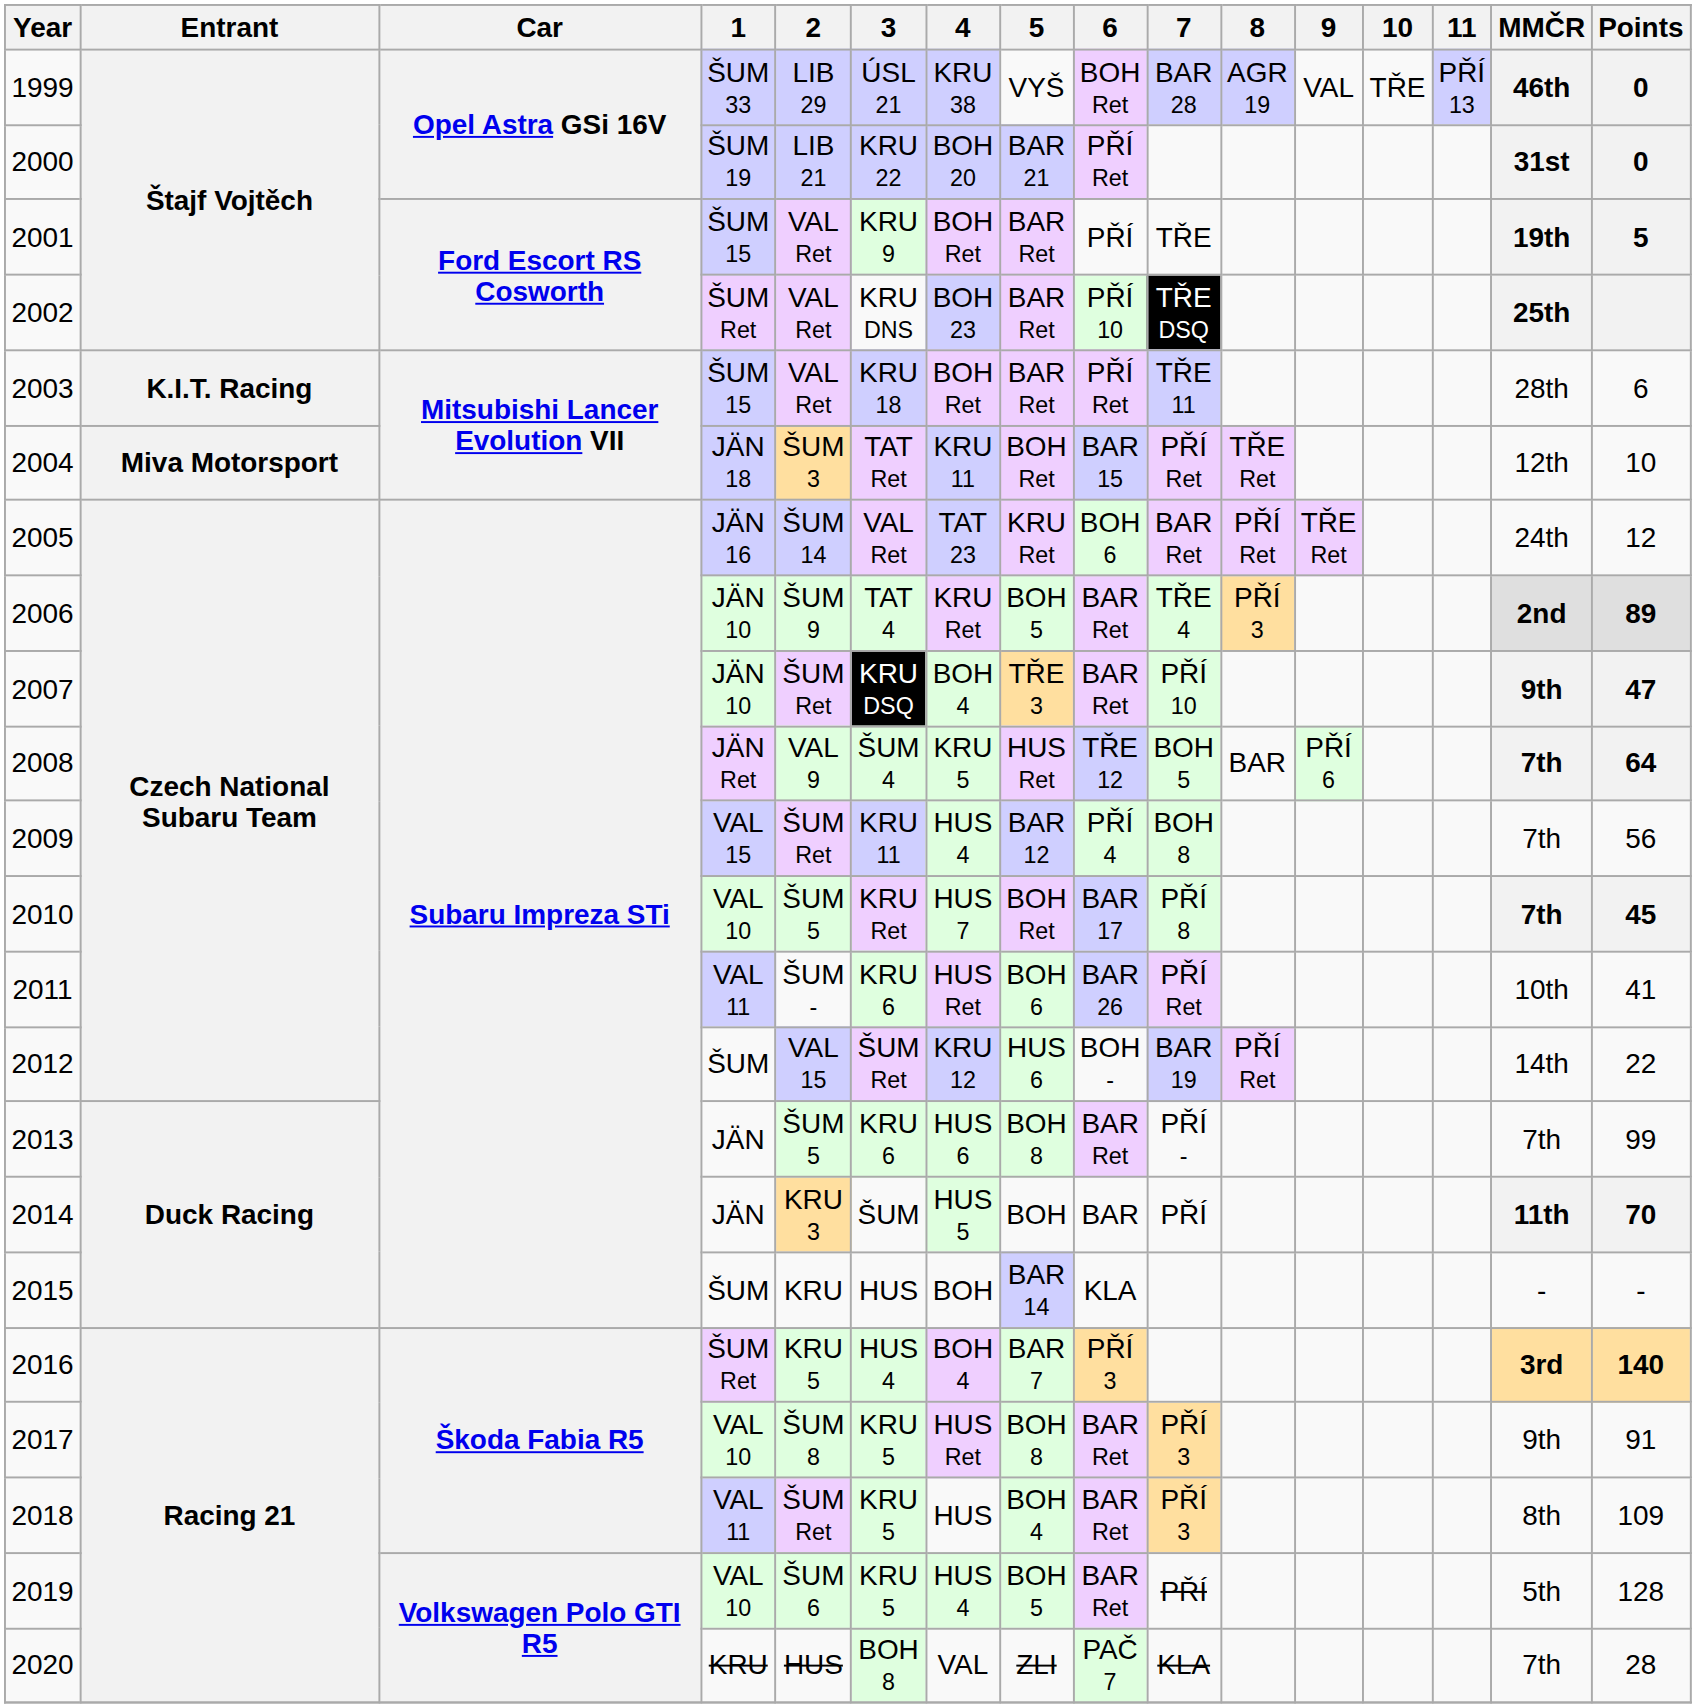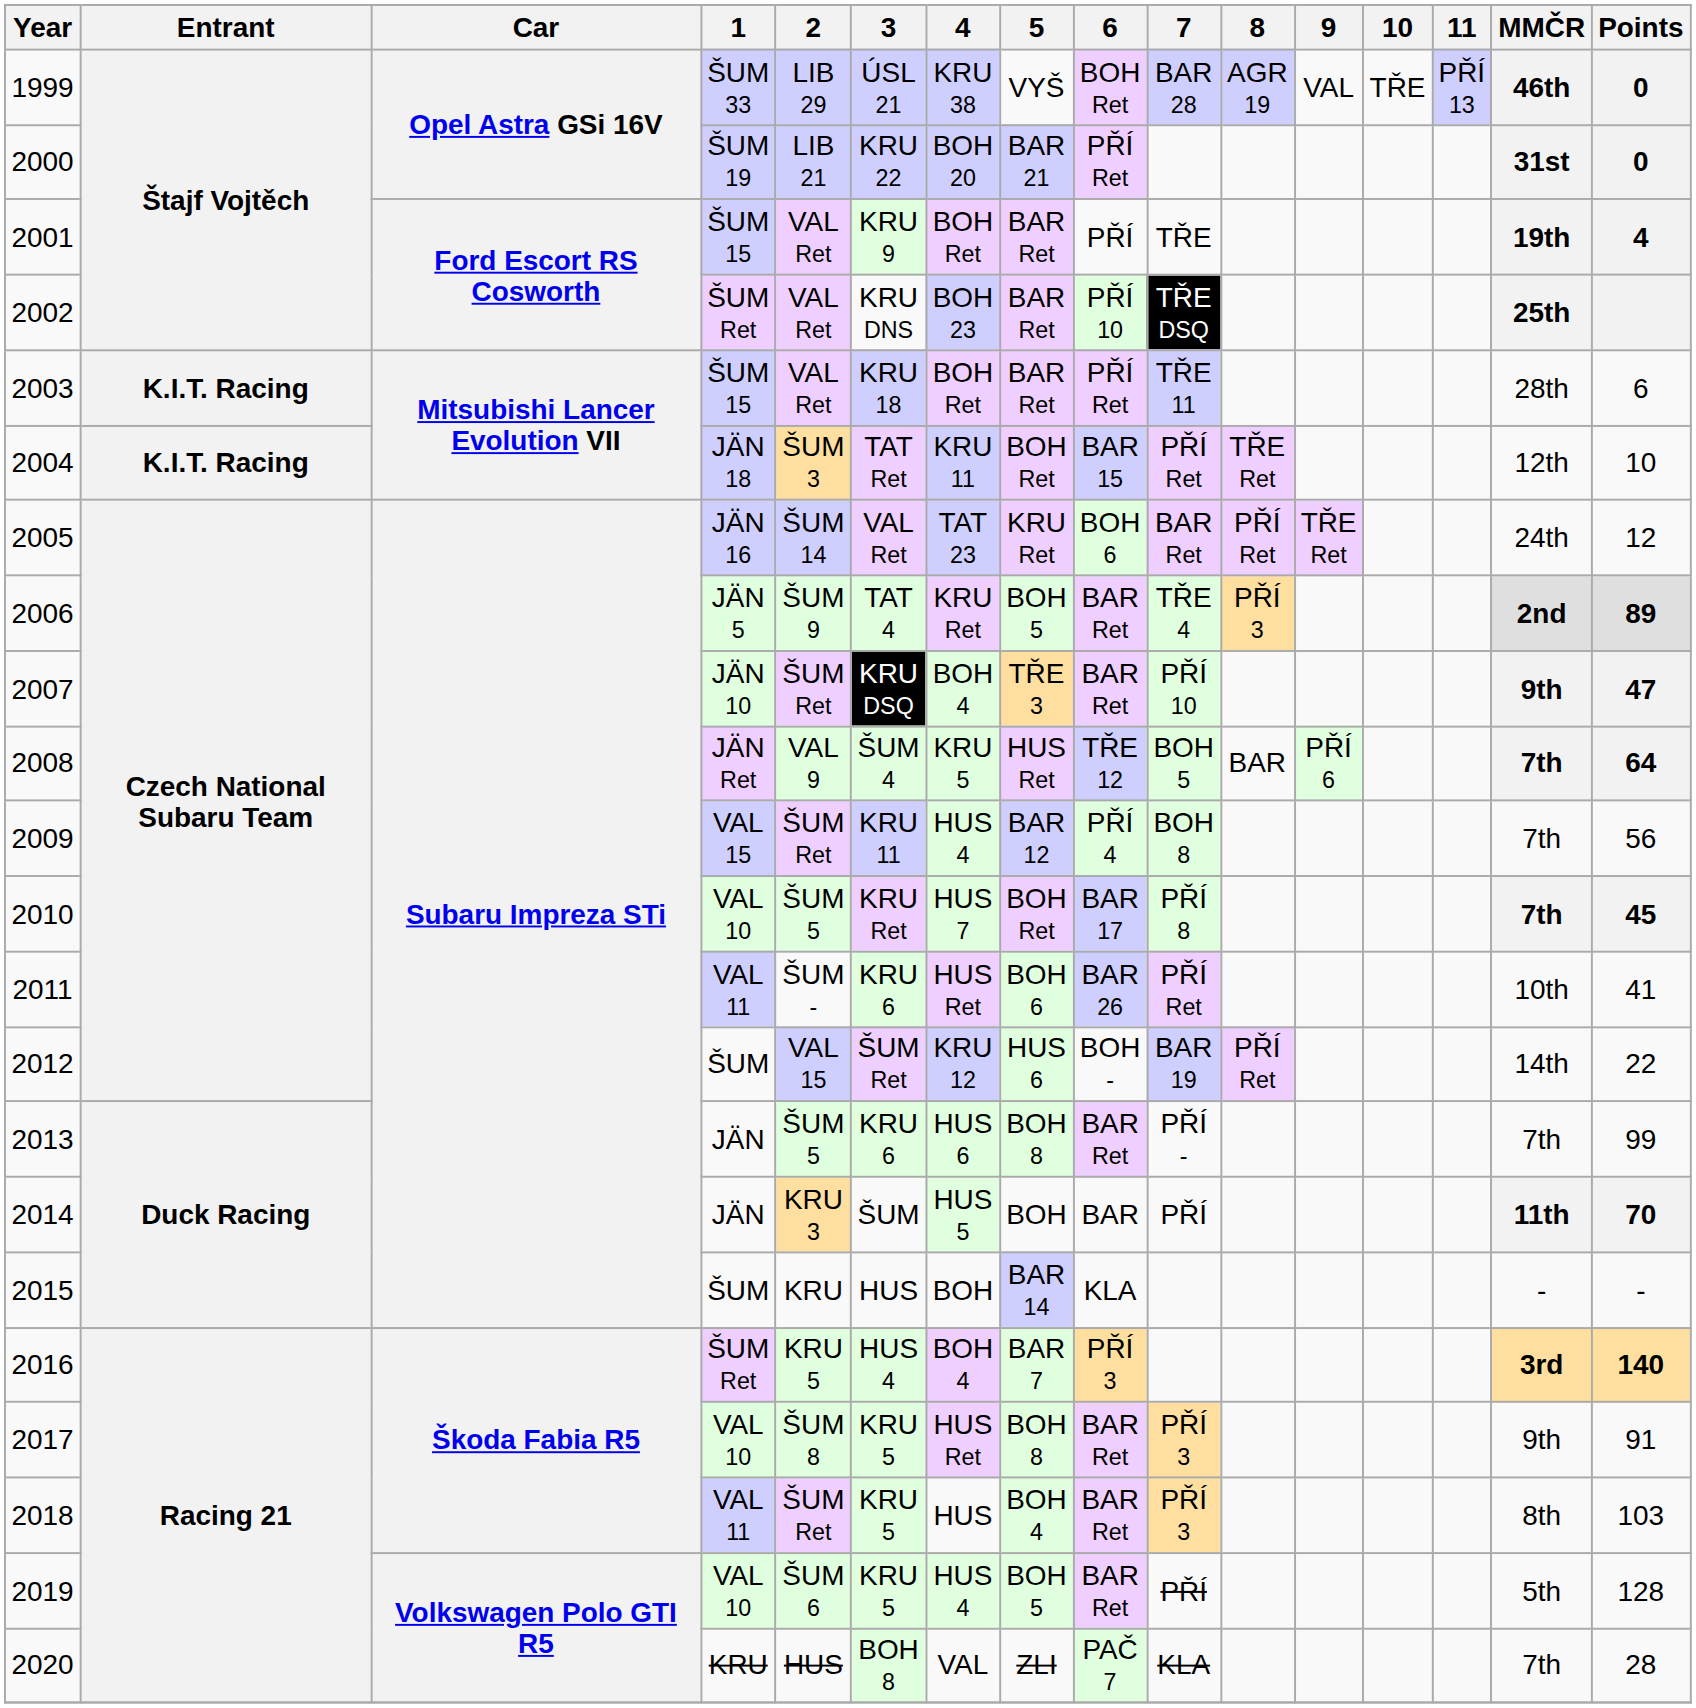(1641, 237) 5 -> (1641, 237) 4
(229, 463) Miva Motorsport -> (226, 463) K.I.T. Racing
(738, 613) JÄN 10 -> (738, 613) JÄN 5
(1641, 1515) 109 -> (1641, 1515) 103
